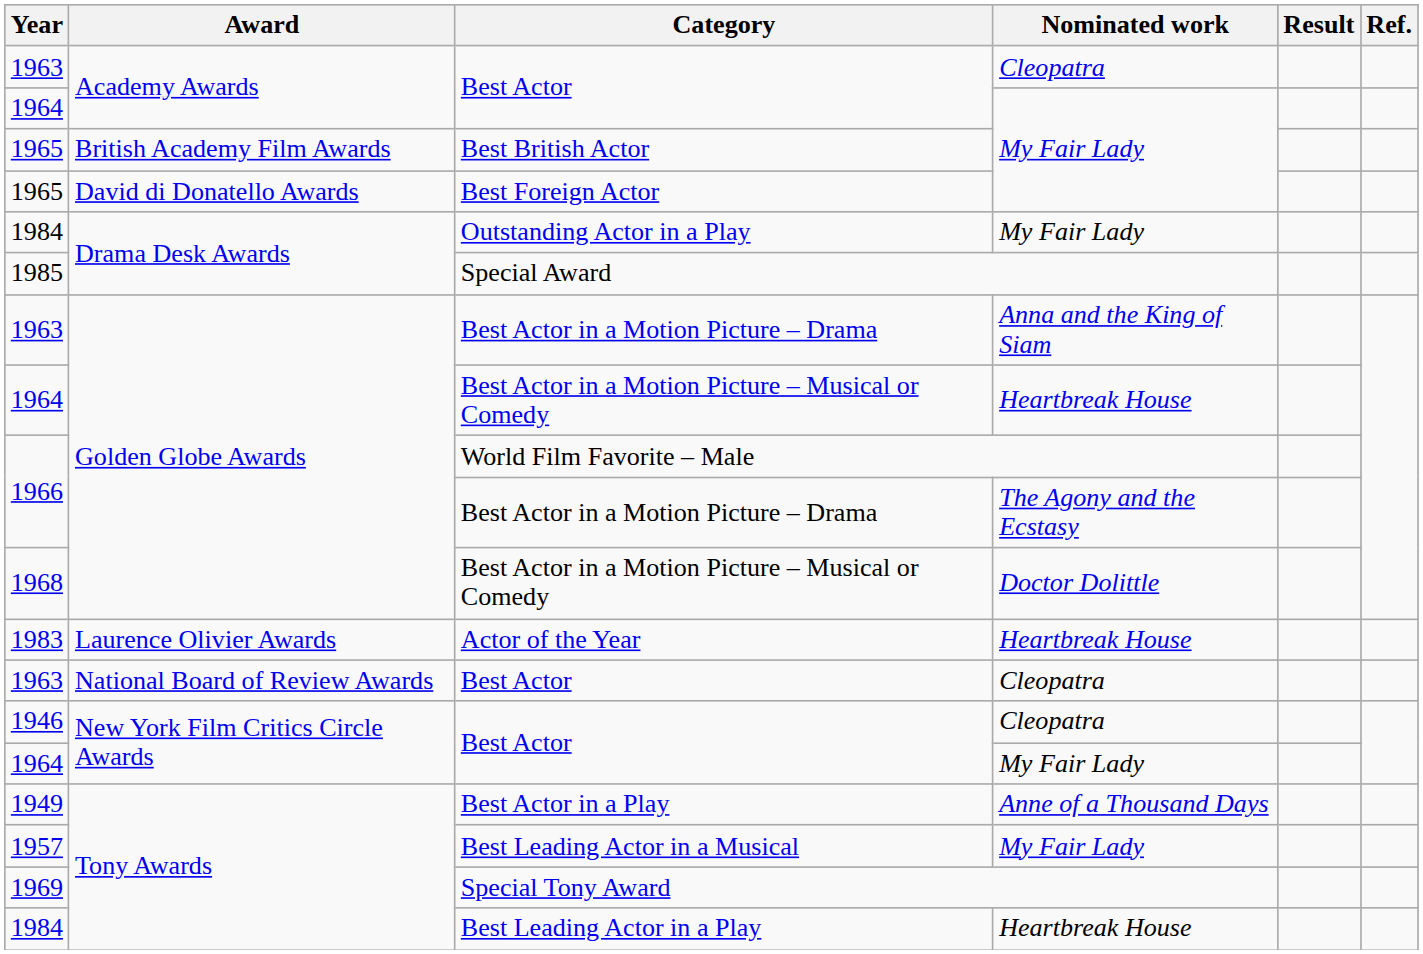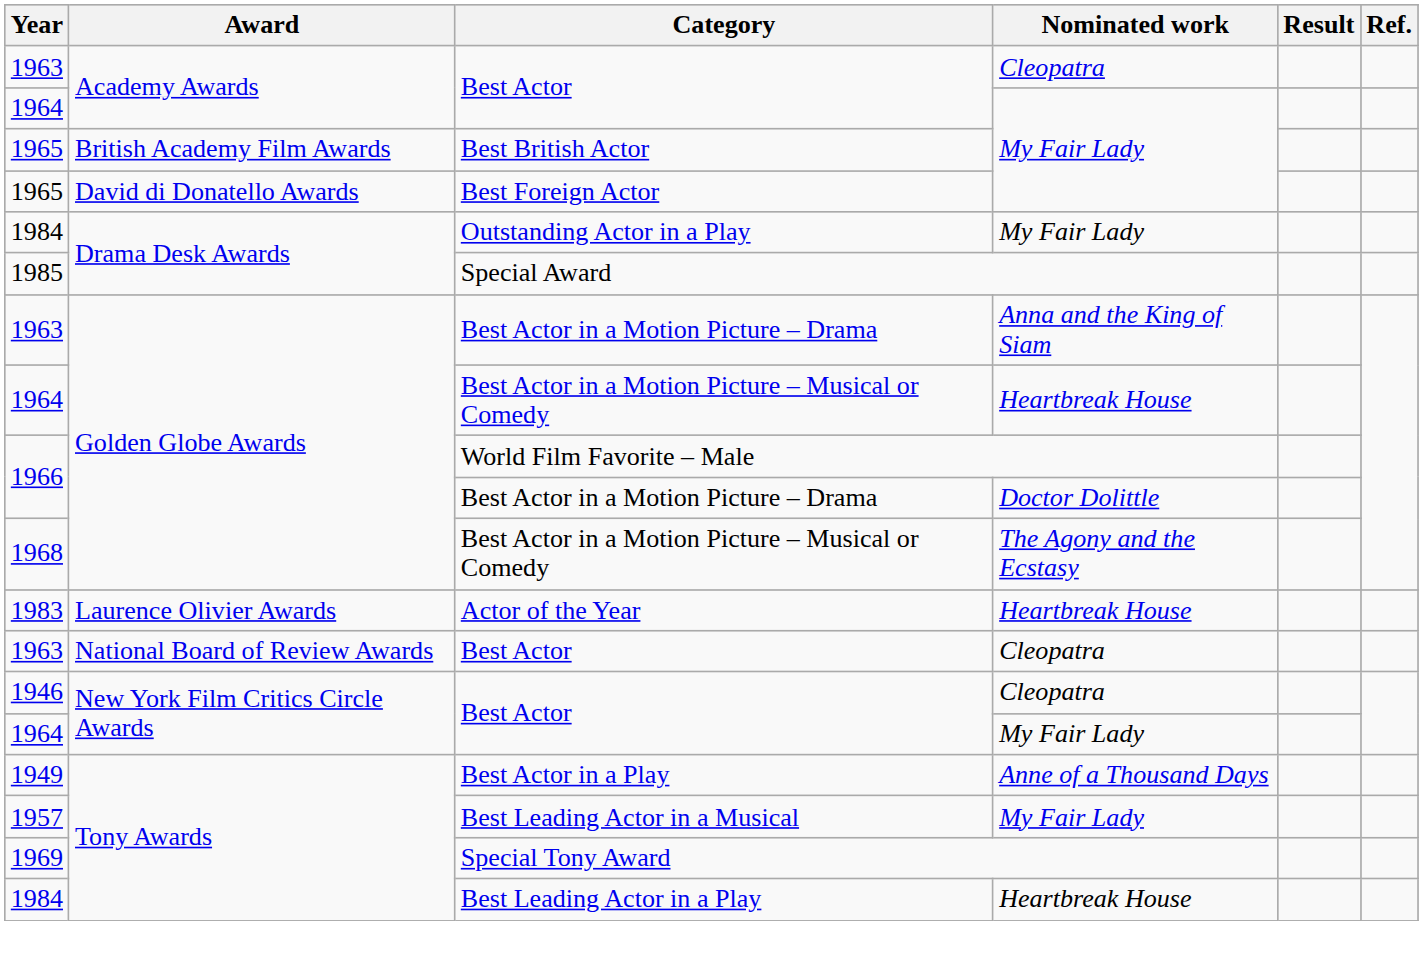(1097, 512) The Agony and the Ecstasy -> (1079, 497) Doctor Dolittle
(1079, 582) Doctor Dolittle -> (1097, 553) The Agony and the Ecstasy
